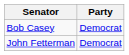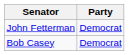rows swapped: (41, 43) <-> (30, 27)
